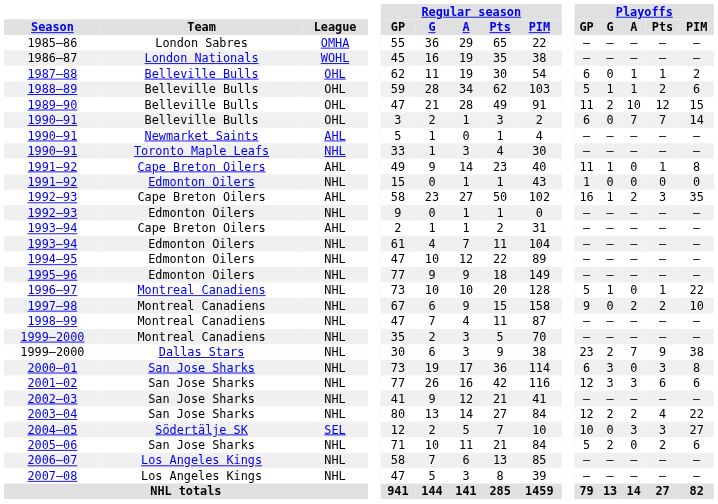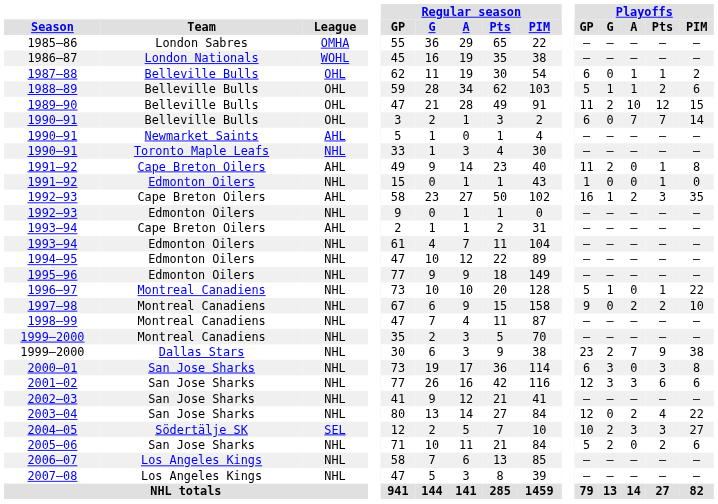(610, 166) 1 -> (610, 166) 2
(663, 182) 0 -> (663, 182) 1
(610, 414) 2 -> (610, 414) 0
(610, 429) 0 -> (610, 429) 2
